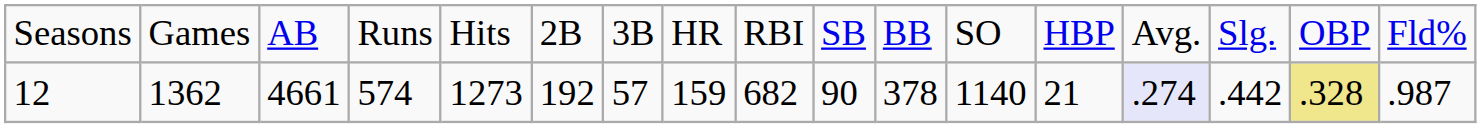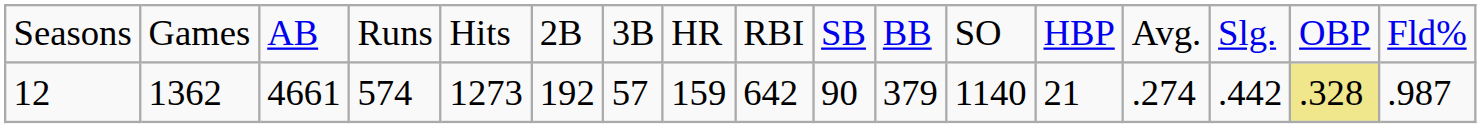(771, 91) 682 -> (771, 91) 642
(910, 91) 378 -> (910, 91) 379
(1164, 91) lavender background -> (1164, 91) no background
